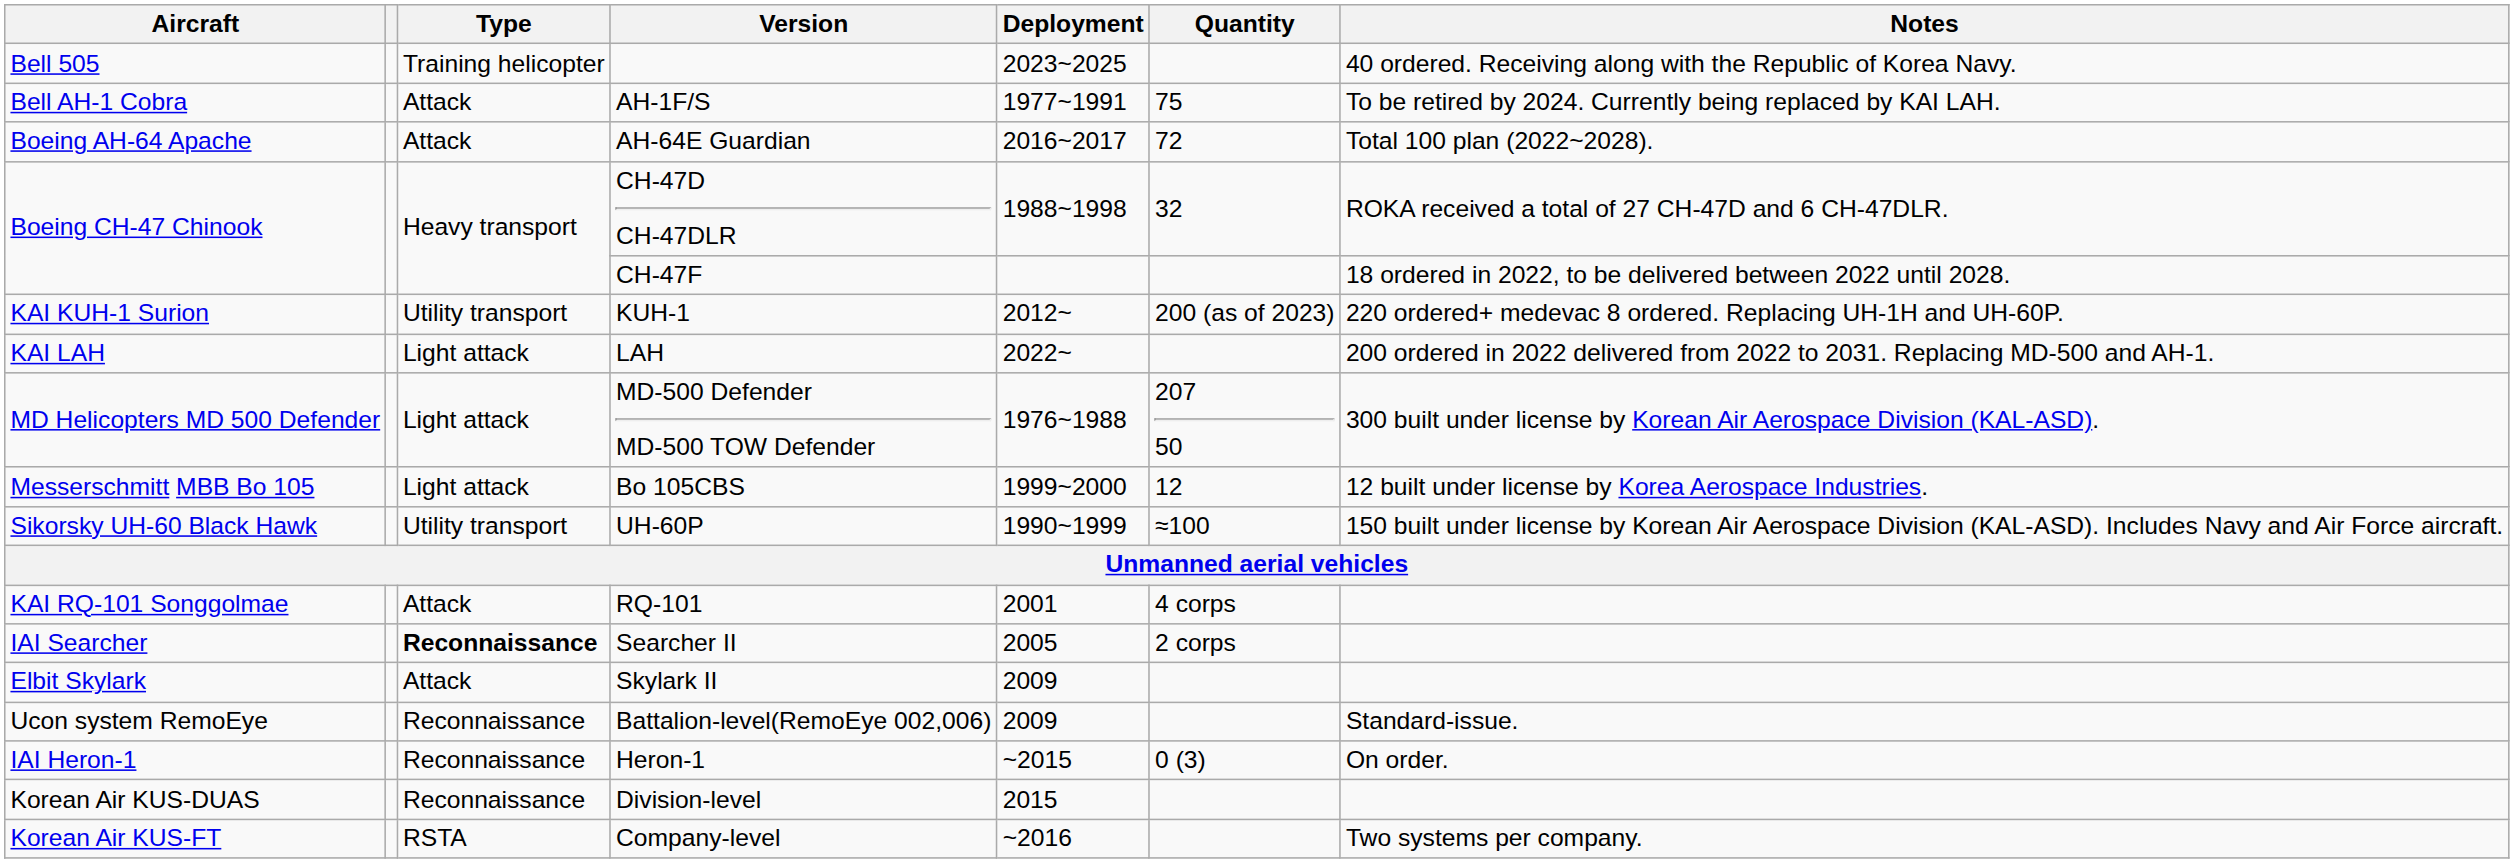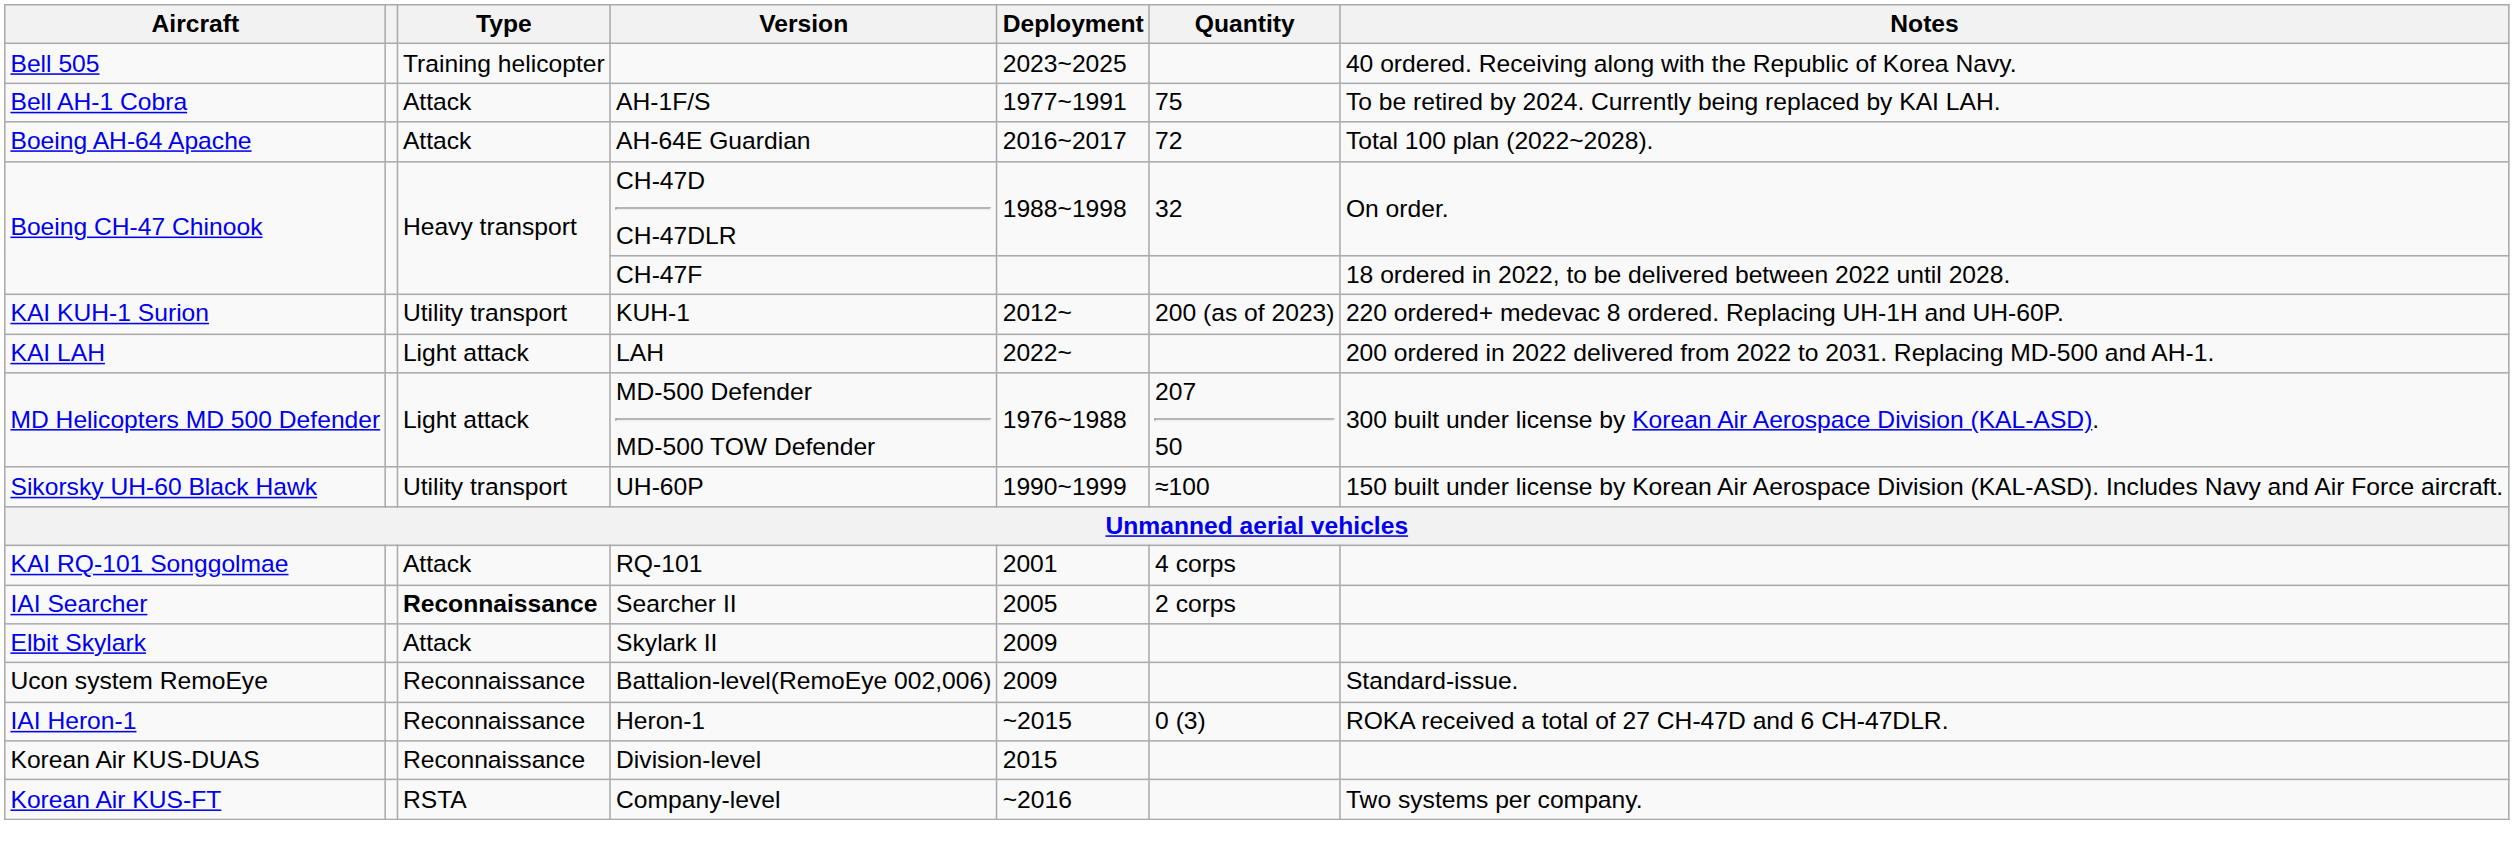(1647, 208) ROKA received a total of 27 CH-47D and 6 CH-47DLR. -> (1397, 208) On order.
- row: (680, 486)
(1397, 760) On order. -> (1647, 721) ROKA received a total of 27 CH-47D and 6 CH-47DLR.
